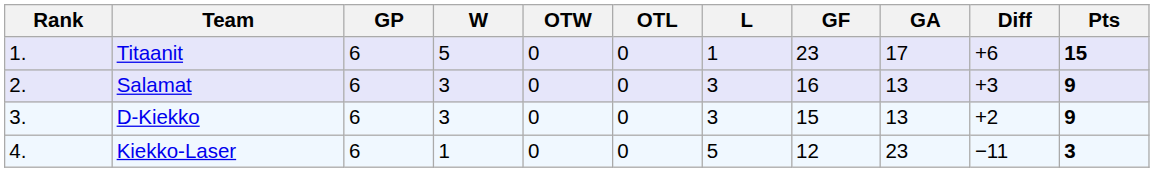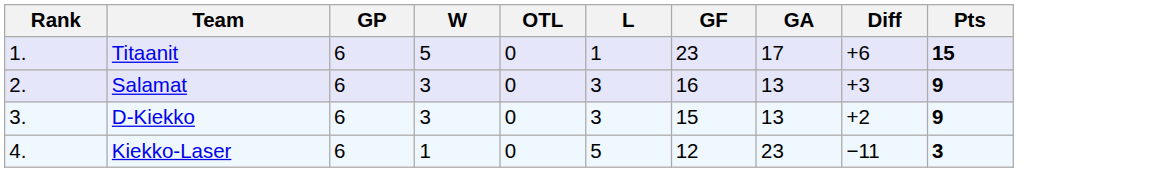- column: (568, 20)
